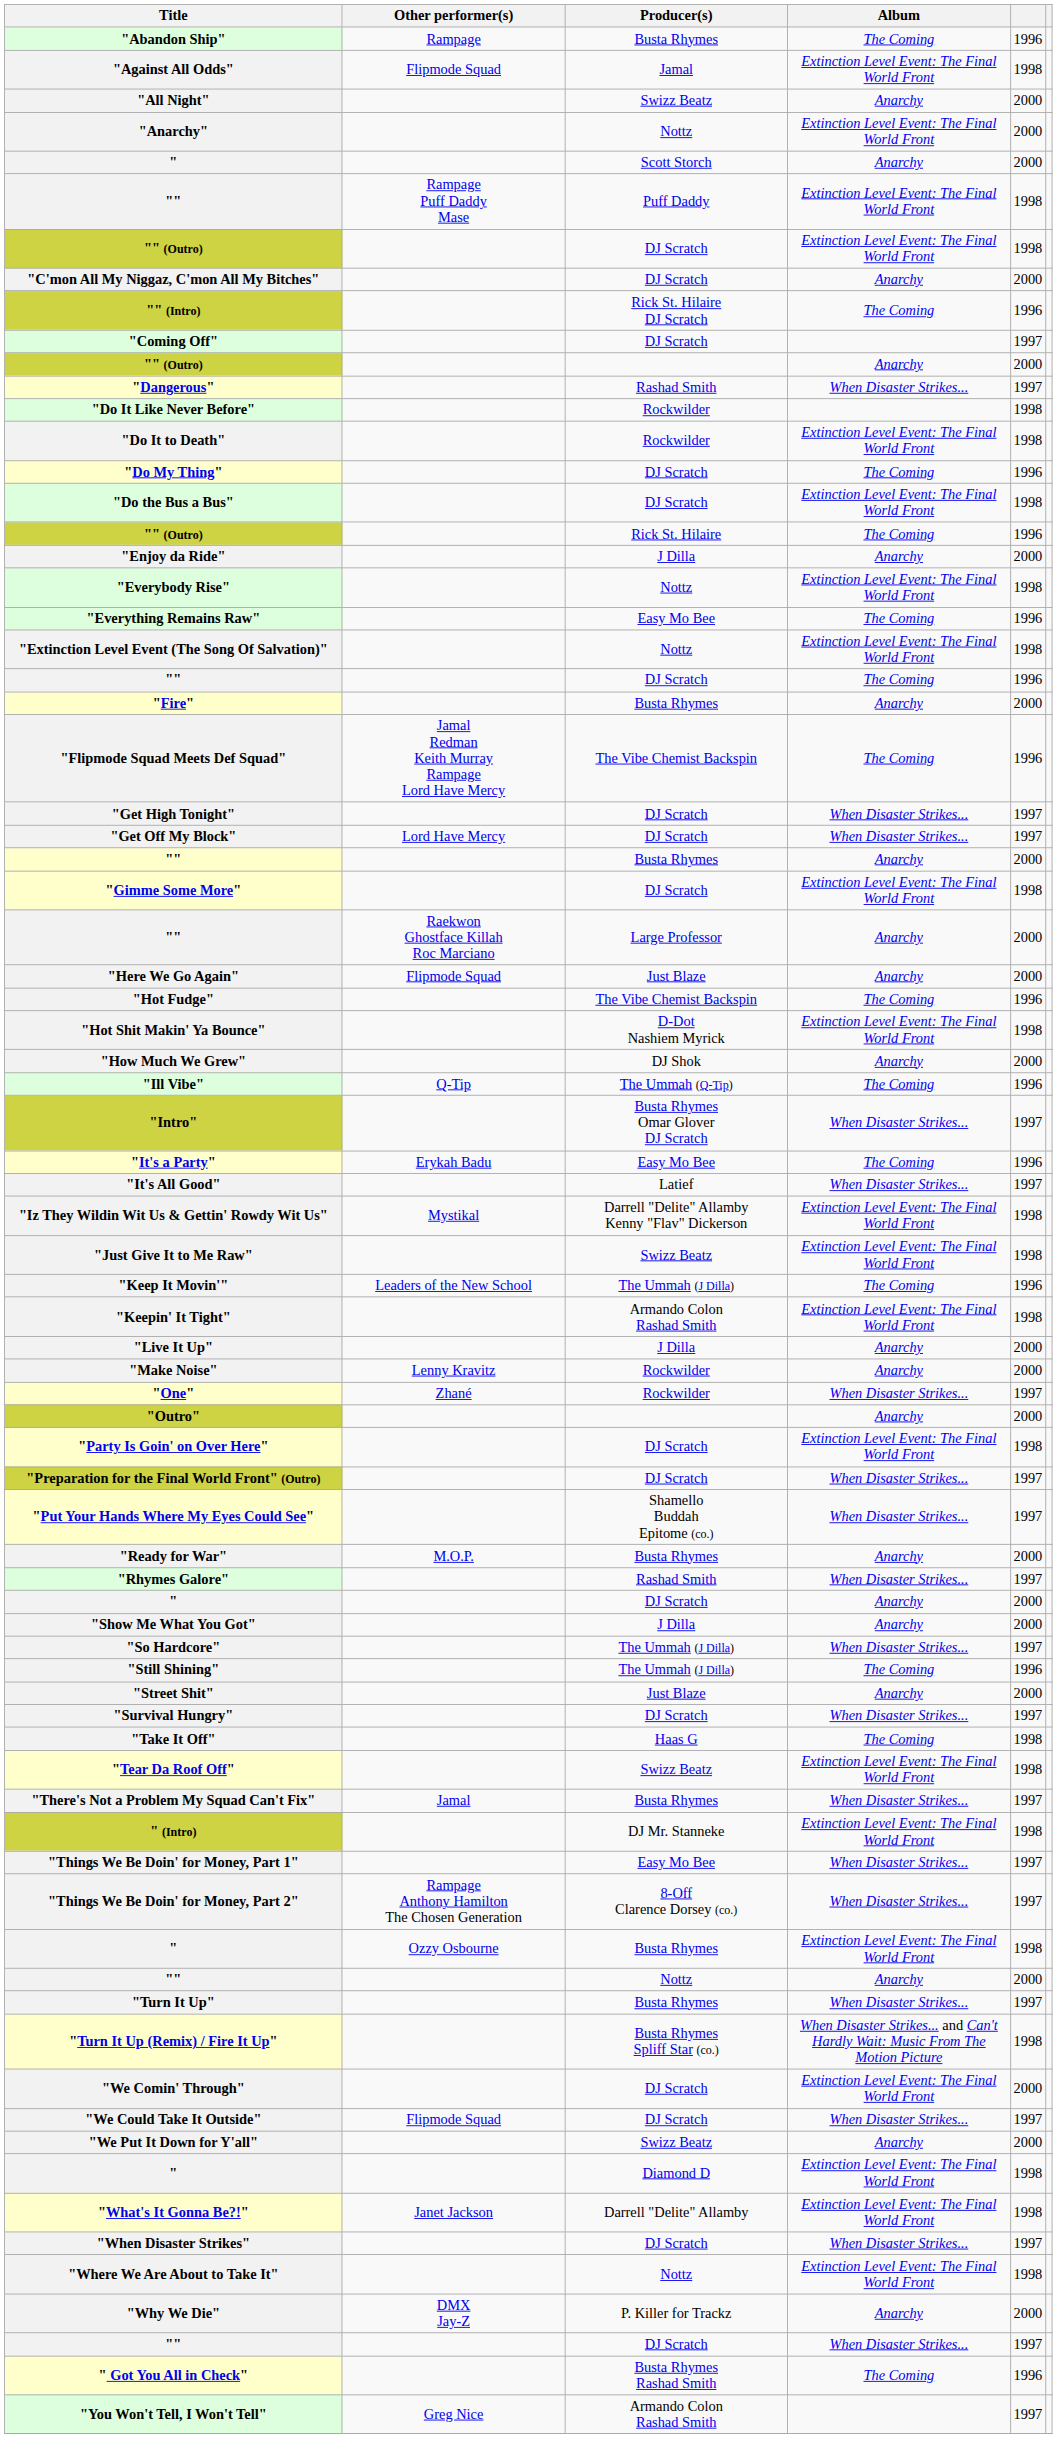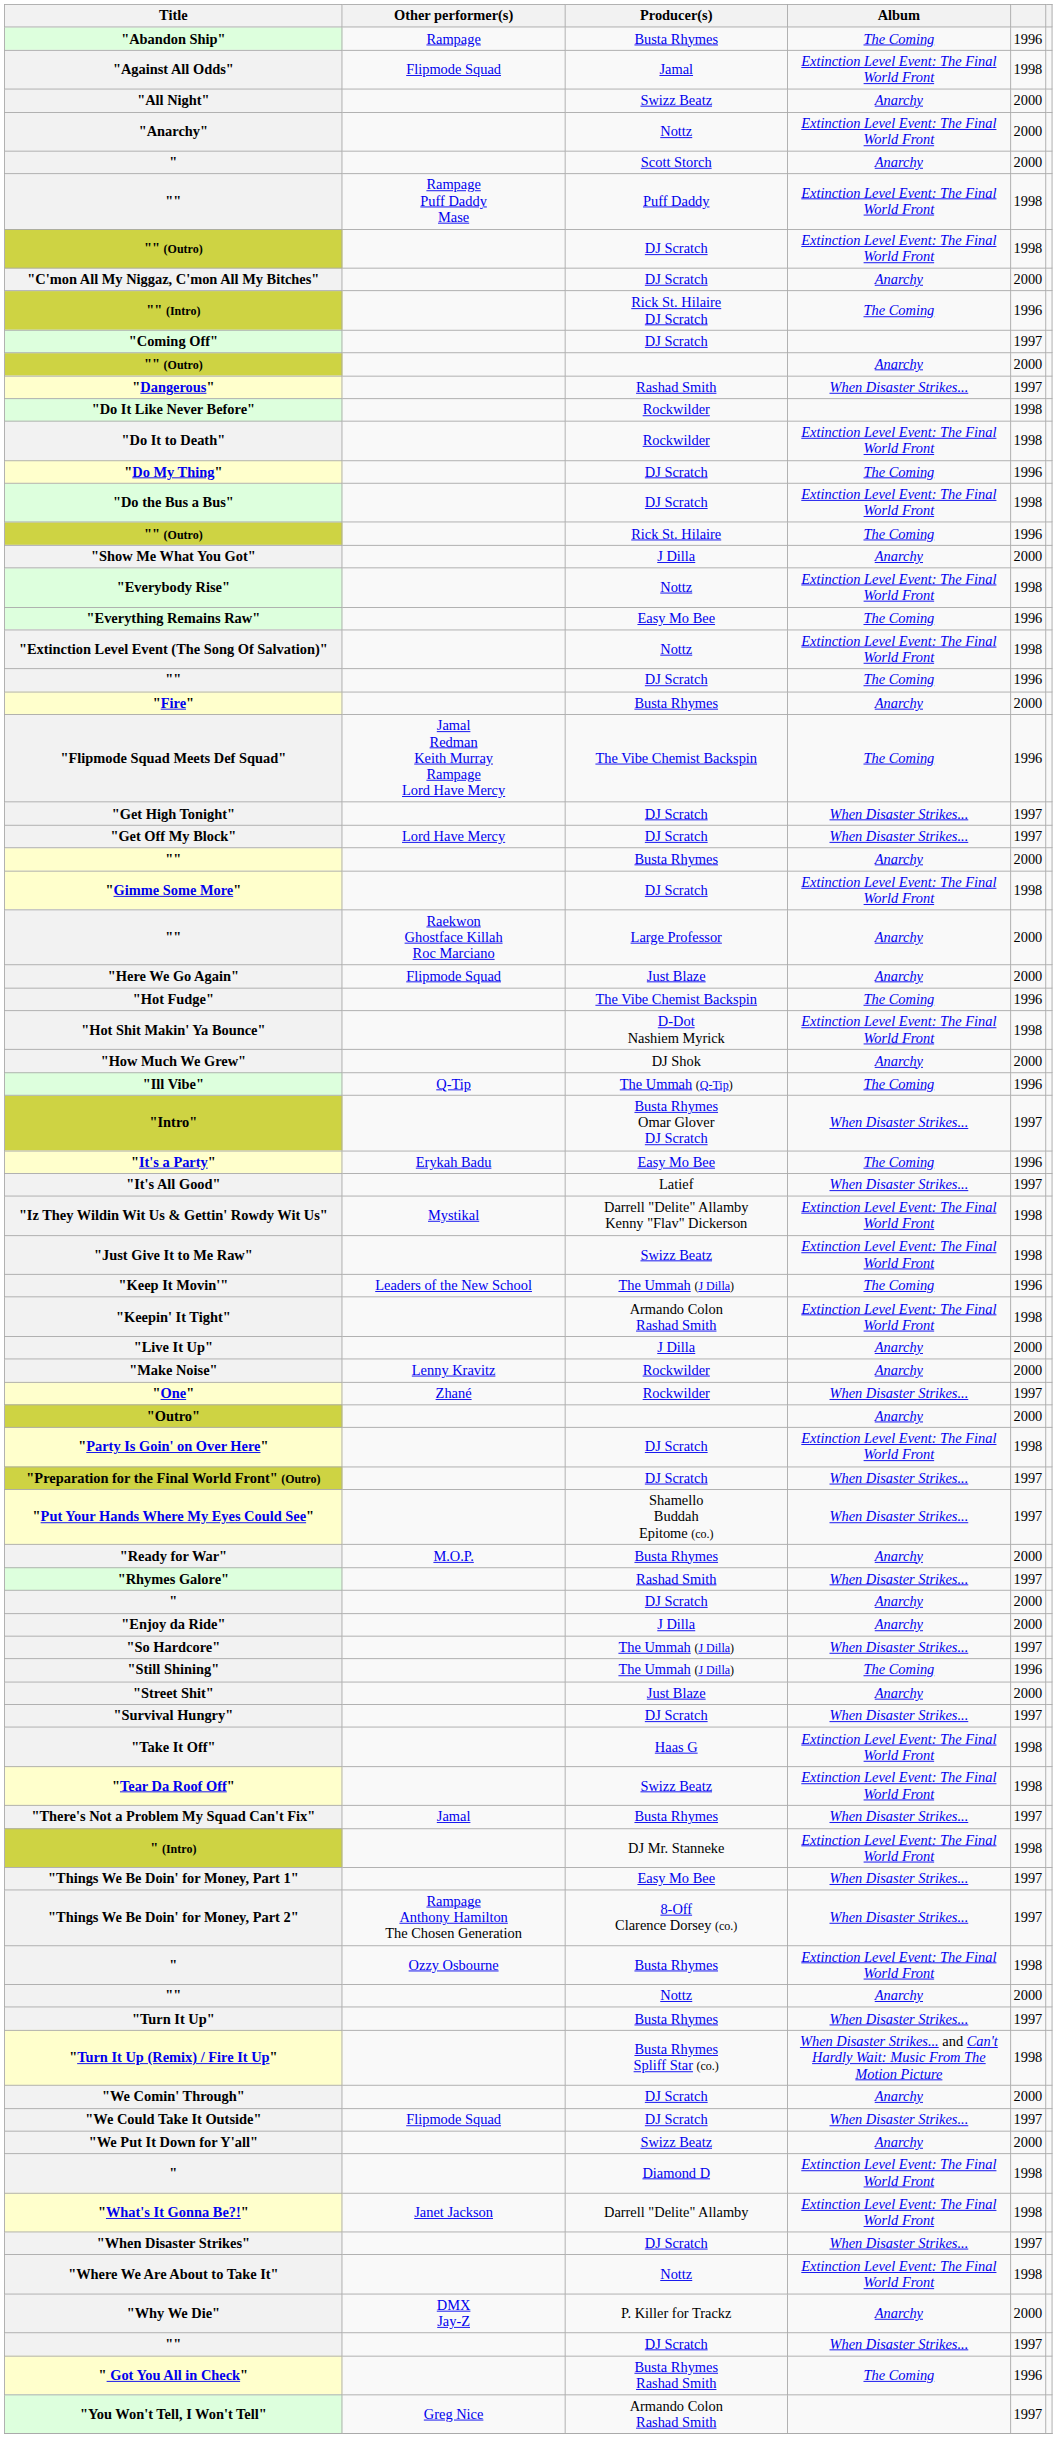rows swapped: (173, 556) <-> (173, 1624)
(899, 1738) The Coming -> (899, 1746) Extinction Level Event: The Final World Front
(899, 2088) Extinction Level Event: The Final World Front -> (899, 2096) Anarchy
